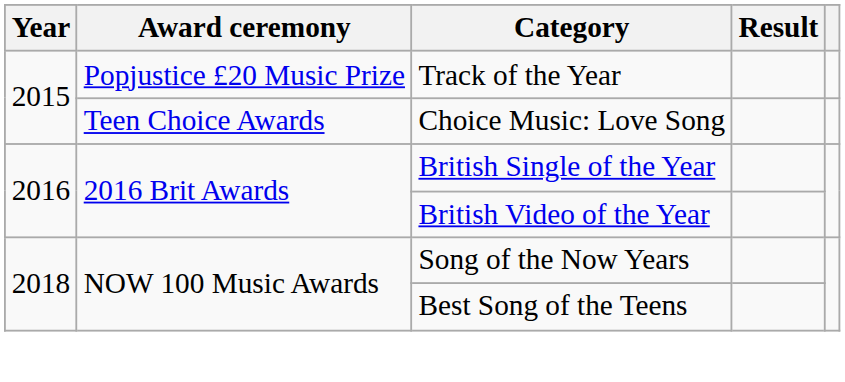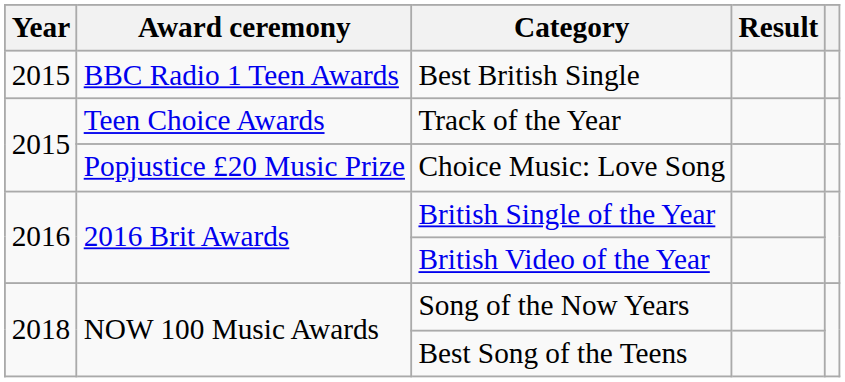+ row: (529, 74)
(244, 74) Popjustice £20 Music Prize -> (204, 120) Teen Choice Awards
(204, 120) Teen Choice Awards -> (244, 167) Popjustice £20 Music Prize
